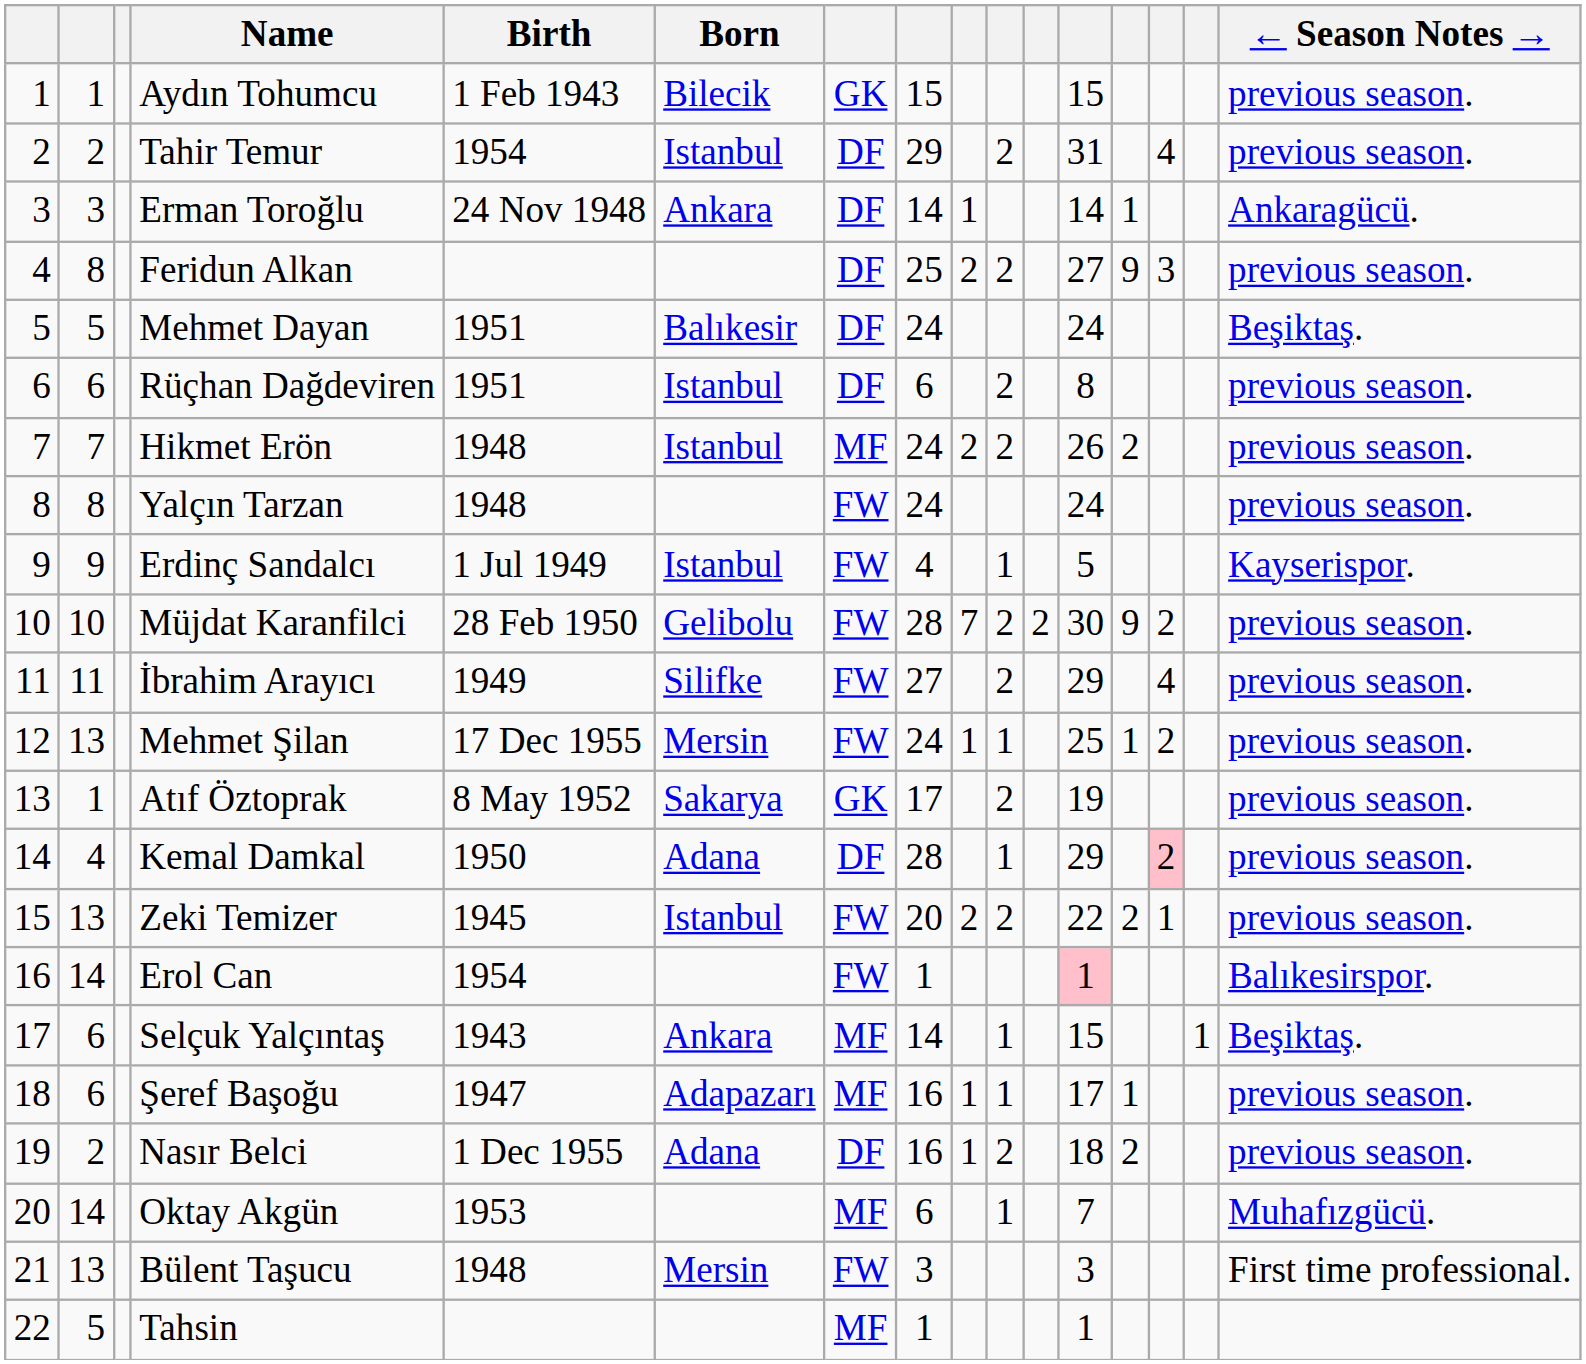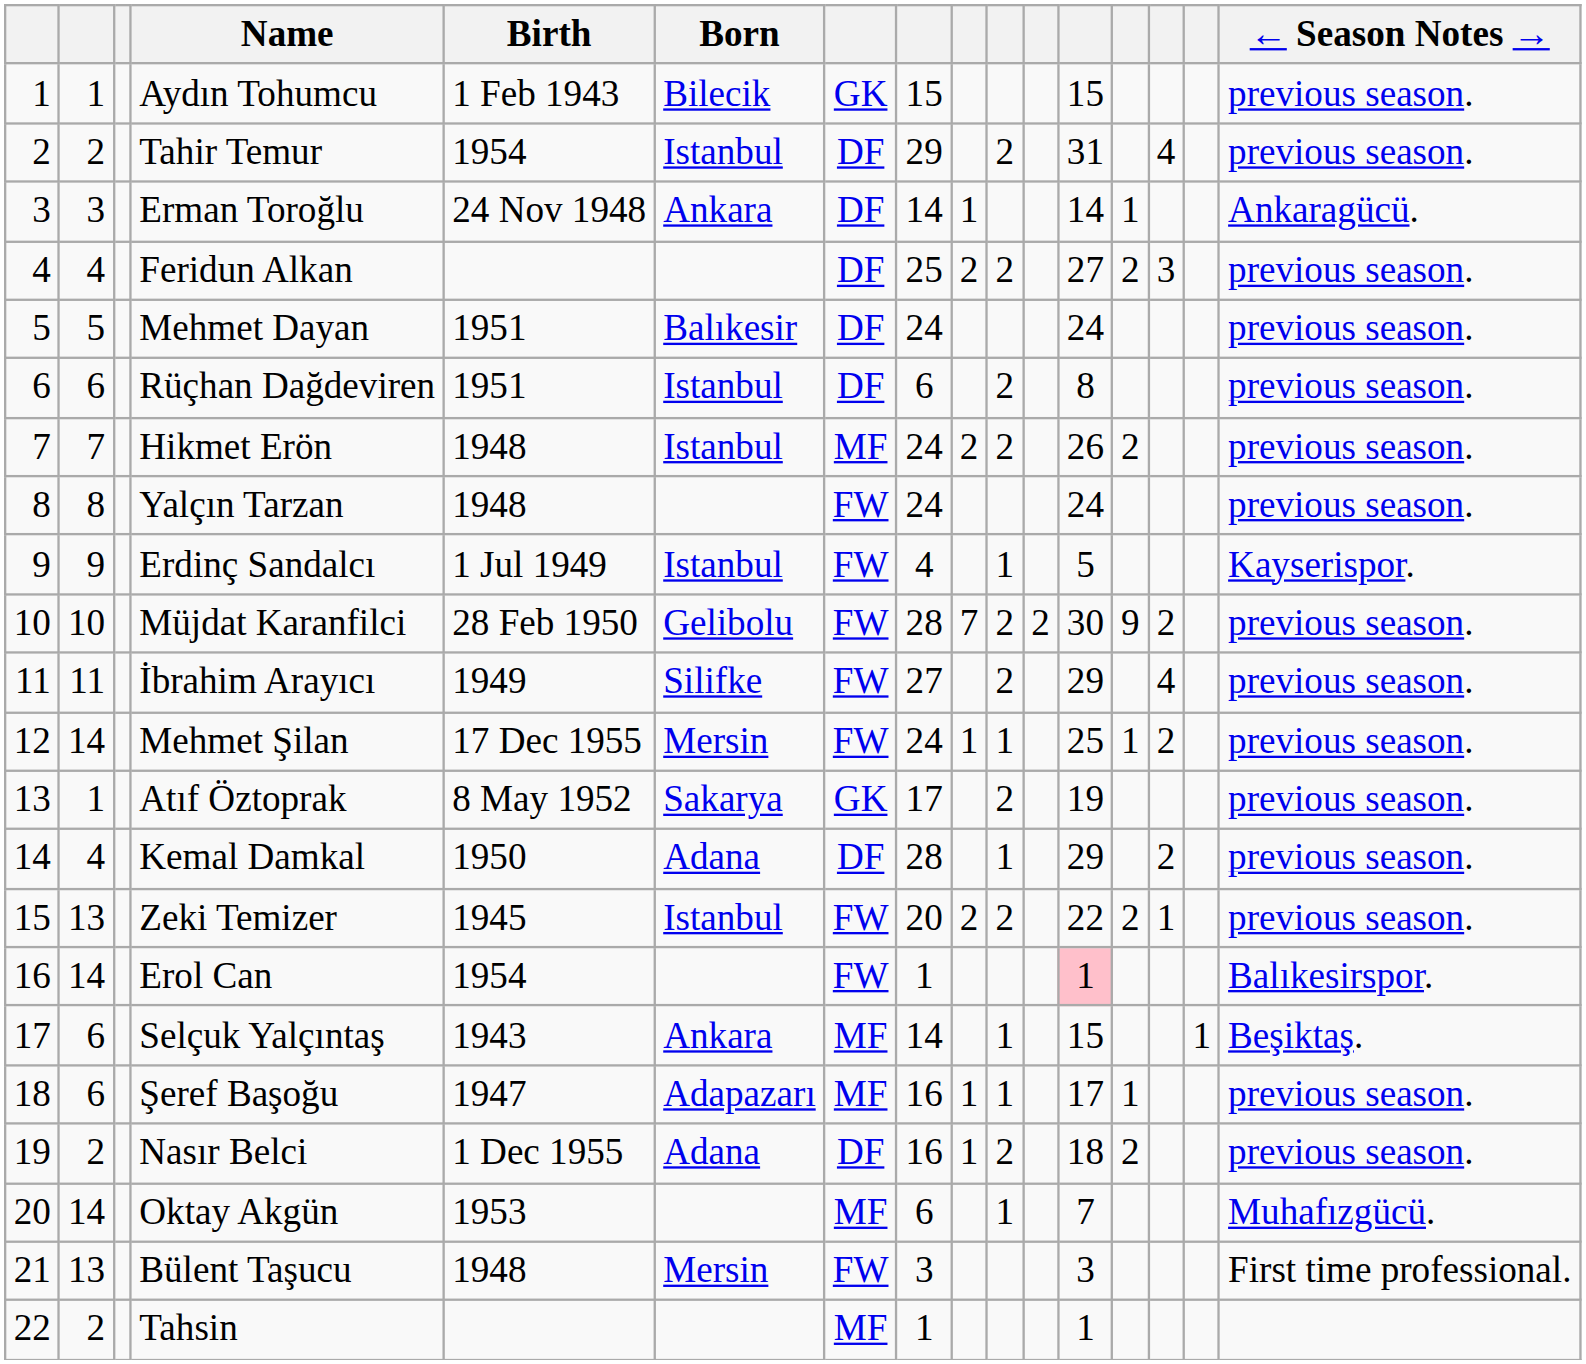(96, 269) 8 -> (96, 269) 4
(1130, 269) 9 -> (1130, 269) 2
(1296, 328) Beşiktaş. -> (1351, 328) previous season.
(87, 740) 13 -> (87, 740) 14
(1166, 858) pink background -> (1166, 858) no background
(96, 1329) 5 -> (96, 1329) 2
